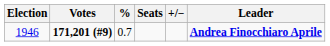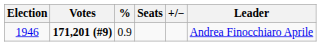(125, 31) 0.7 -> (125, 31) 0.9
(256, 31) bold -> (251, 31) normal
